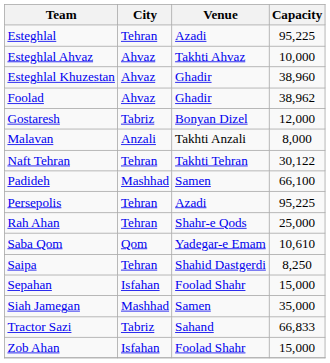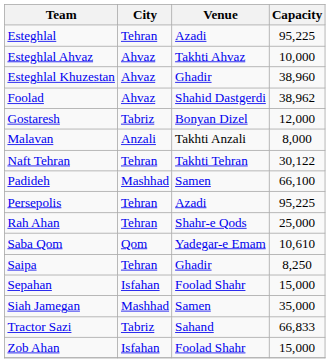(193, 98) Ghadir -> (220, 98) Shahid Dastgerdi
(220, 264) Shahid Dastgerdi -> (193, 264) Ghadir
